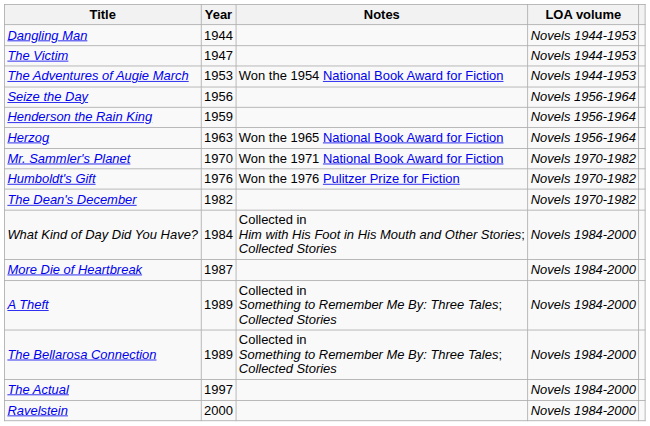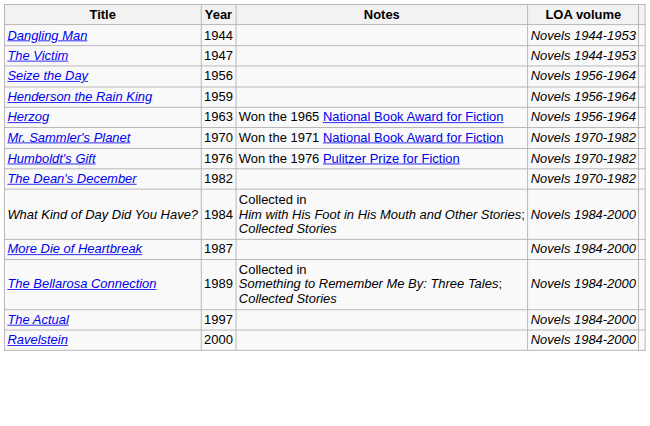- row: (98, 76)
- row: (28, 305)
